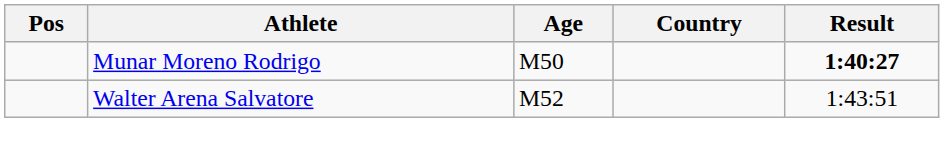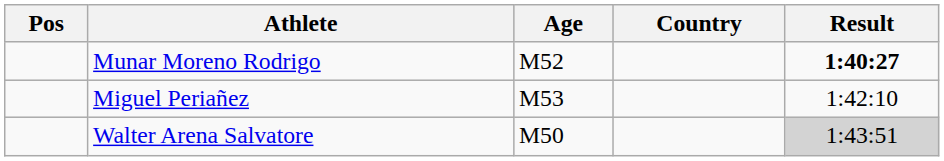(541, 60) M50 -> (541, 60) M52
+ row: (171, 98)
(541, 98) M52 -> (541, 135) M50
(862, 98) no background -> (862, 135) lightgrey background
